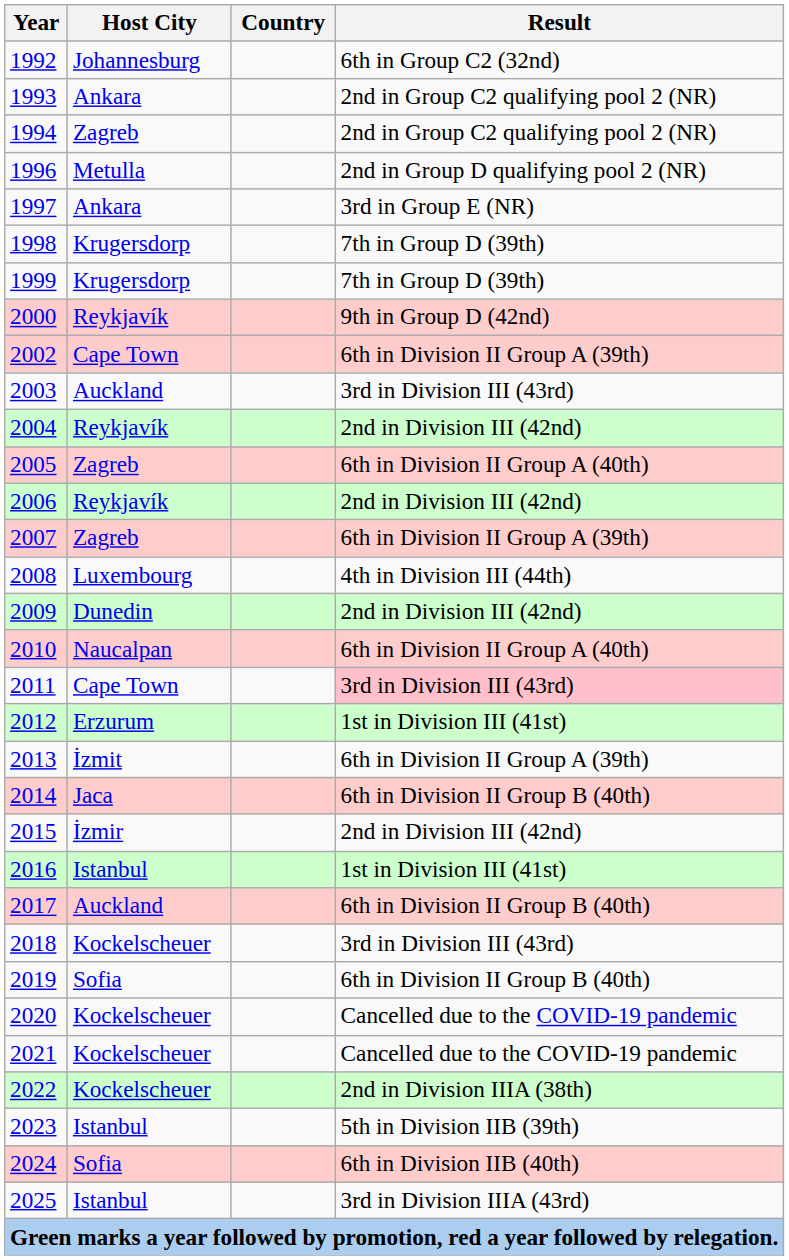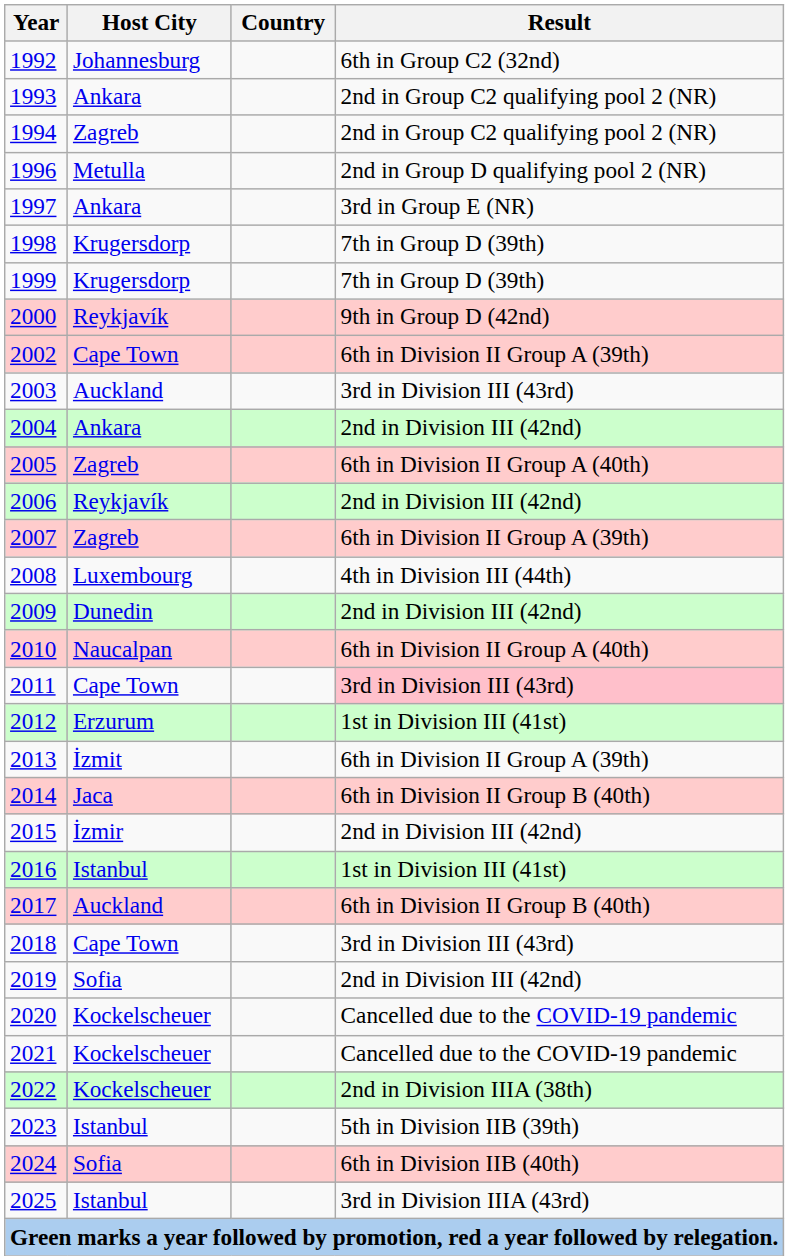(121, 427) Reykjavík -> (107, 427) Ankara
(142, 942) Kockelscheuer -> (126, 942) Cape Town
(495, 979) 6th in Division II Group B (40th) -> (461, 979) 2nd in Division III (42nd)
